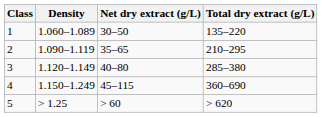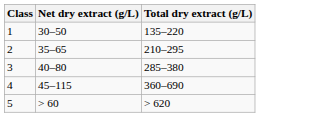- column: (66, 13)
